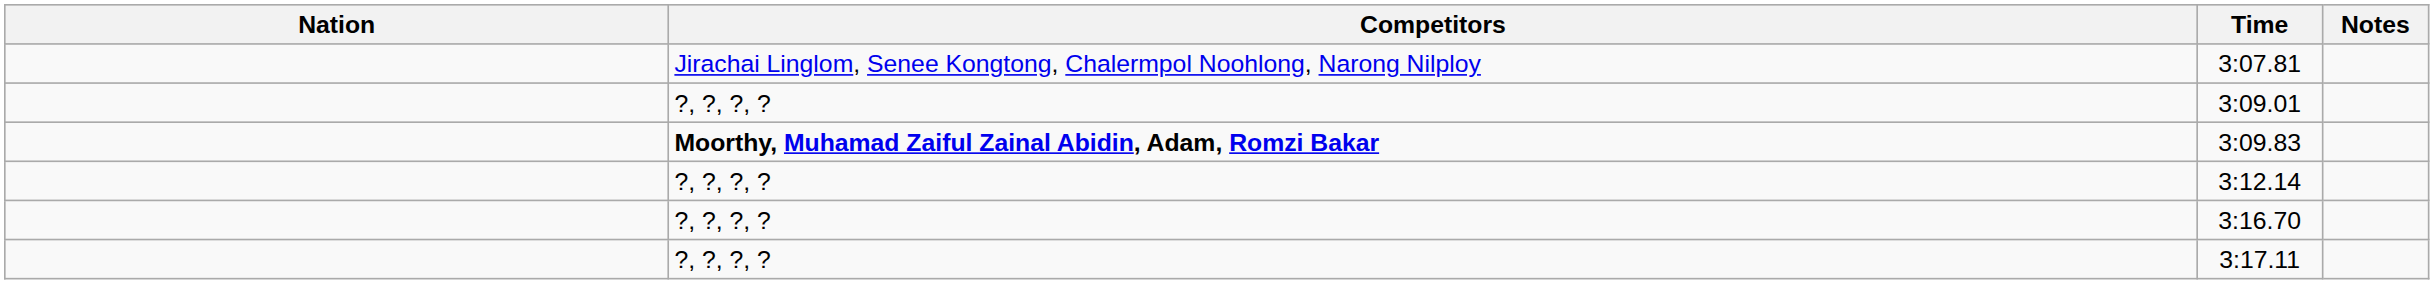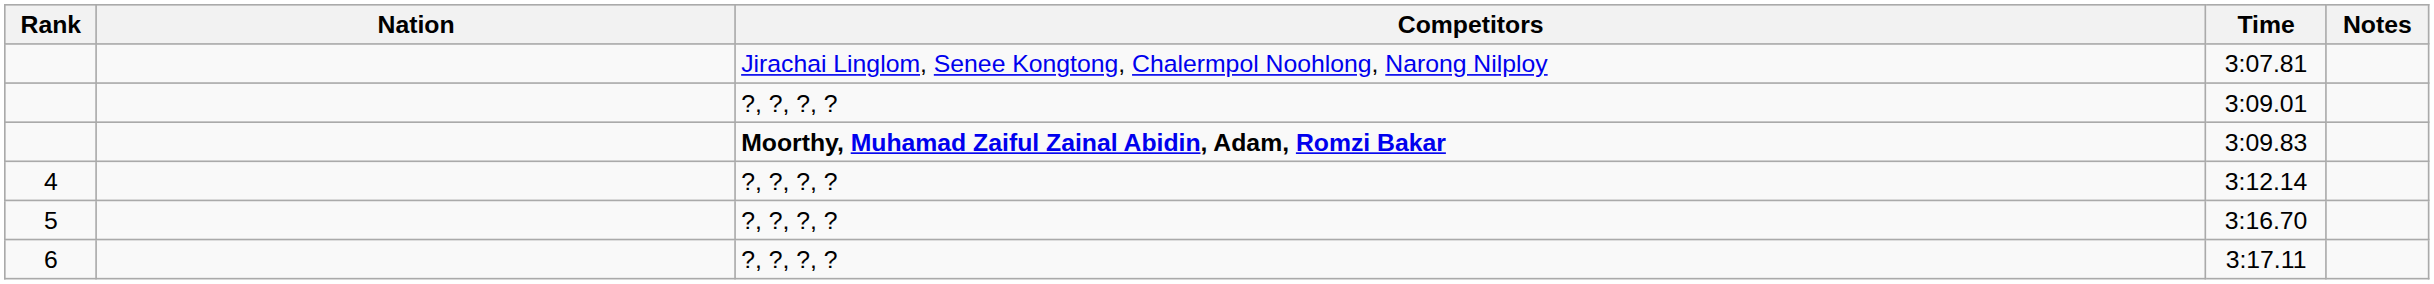+ column: (51, 25)
